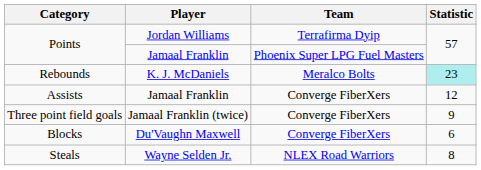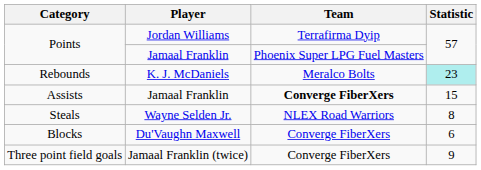(339, 94) normal -> (339, 94) bold
(451, 94) 12 -> (451, 94) 15
rows swapped: (65, 154) <-> (65, 114)
